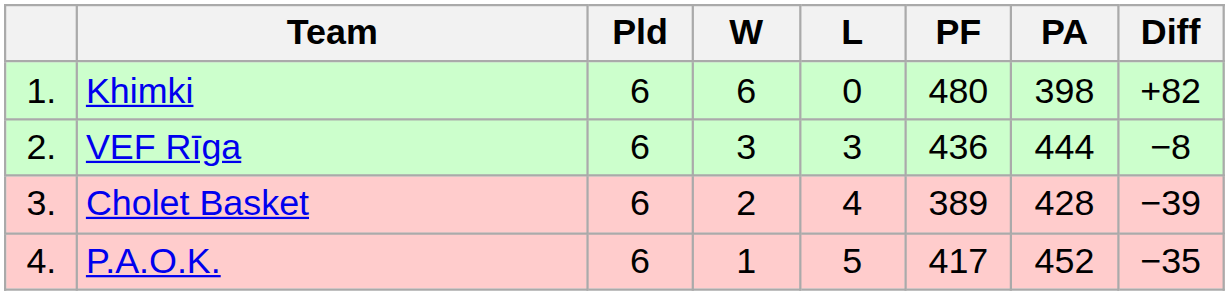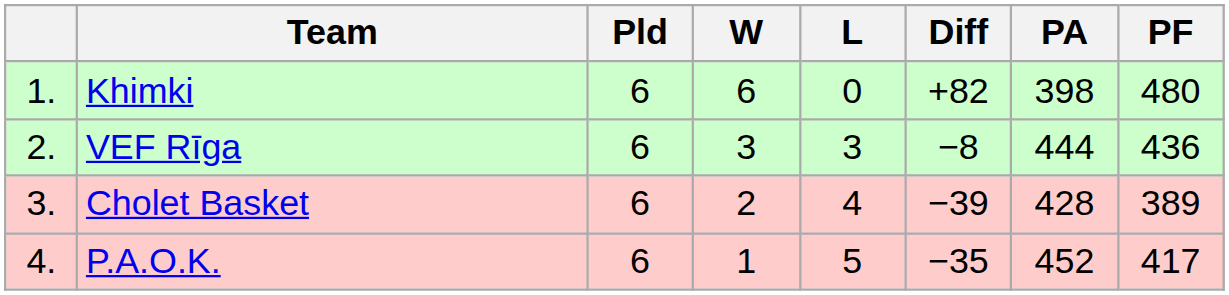columns swapped: (958, 32) <-> (1171, 32)
